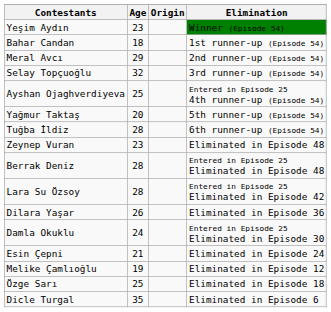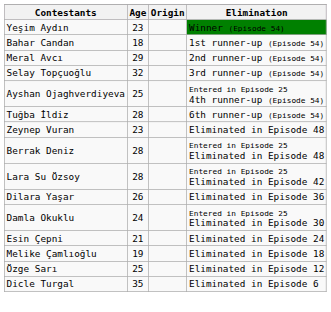- row: (43, 114)
(257, 269) Eliminated in Episode 12 -> (257, 254) Eliminated in Episode 18
(257, 284) Eliminated in Episode 18 -> (257, 269) Eliminated in Episode 12
